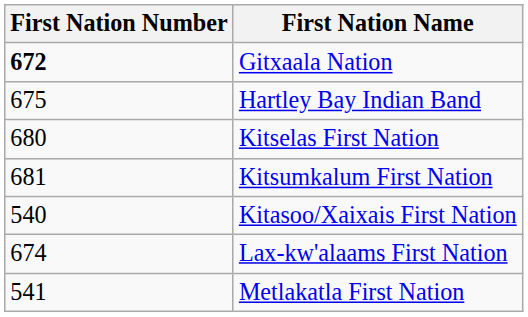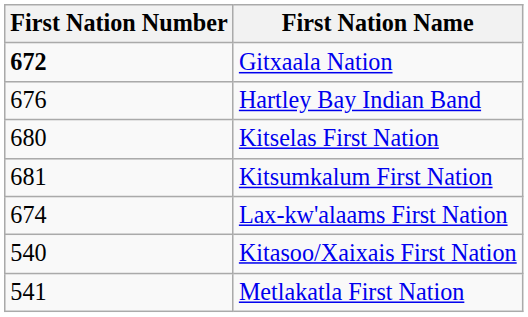(28, 100) 675 -> (28, 100) 676
rows swapped: (373, 253) <-> (378, 215)
